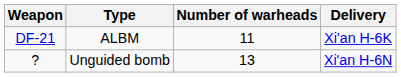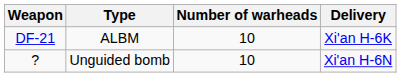(247, 38) 11 -> (247, 38) 10
(247, 60) 13 -> (247, 60) 10
